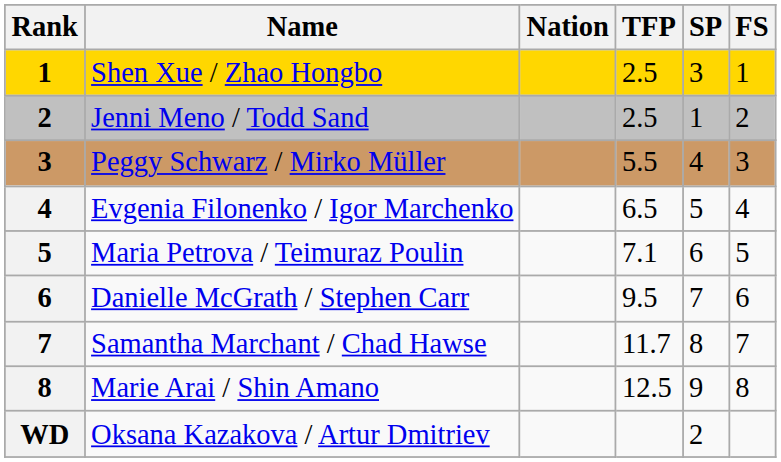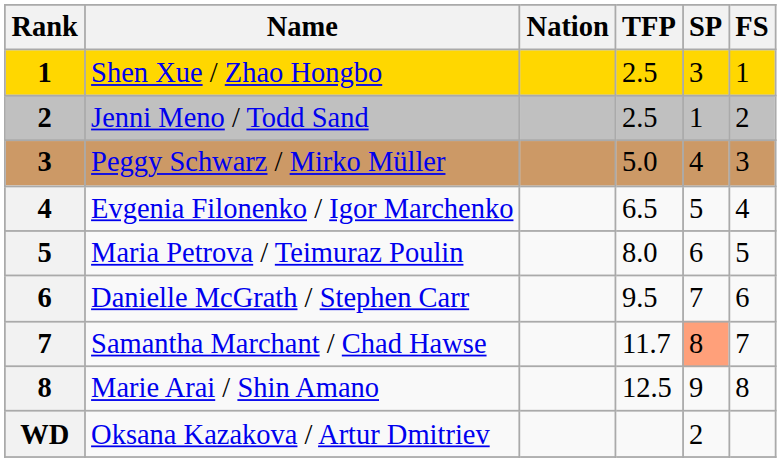(640, 162) 5.5 -> (640, 162) 5.0
(640, 252) 7.1 -> (640, 252) 8.0
(696, 343) no background -> (696, 343) lightsalmon background
